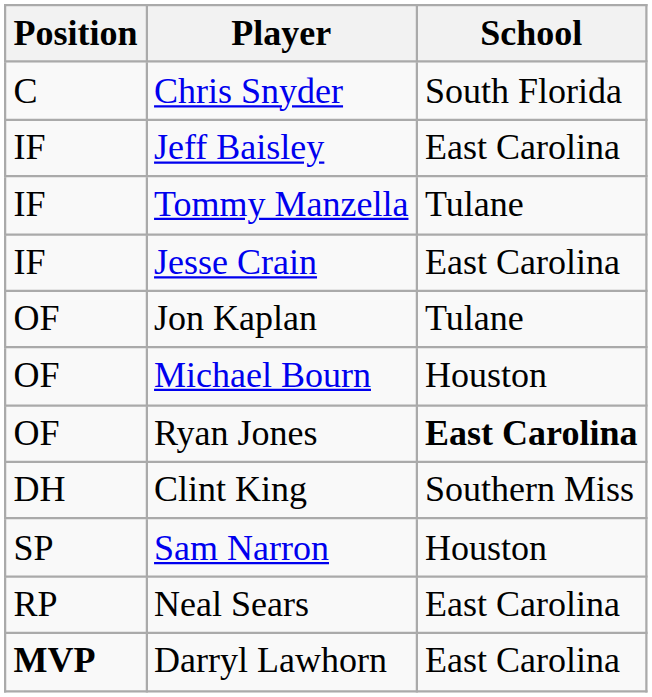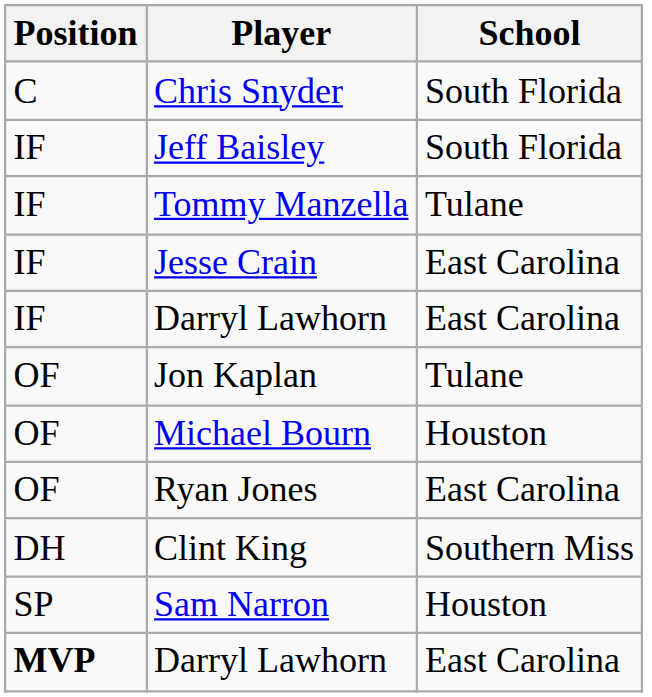(523, 147) East Carolina -> (524, 147) South Florida
+ row: (29, 318)
(531, 432) bold -> (523, 489) normal
- row: (35, 603)
